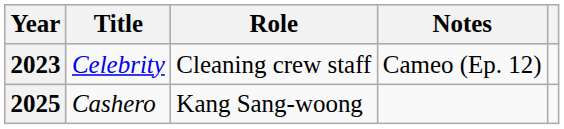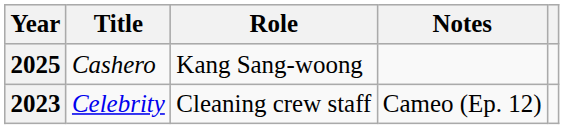rows swapped: (35, 63) <-> (35, 103)
